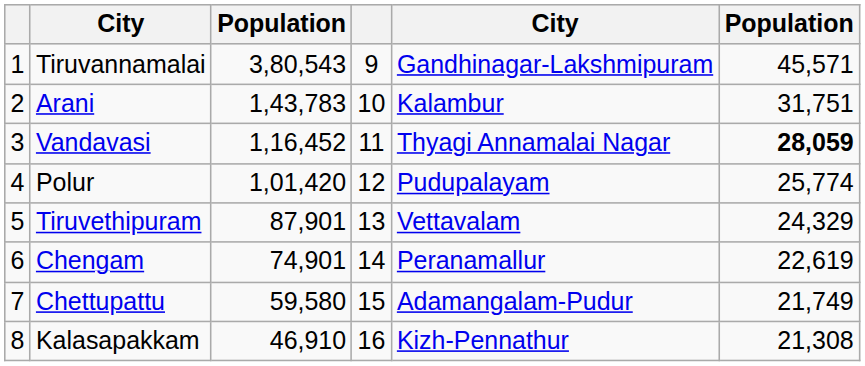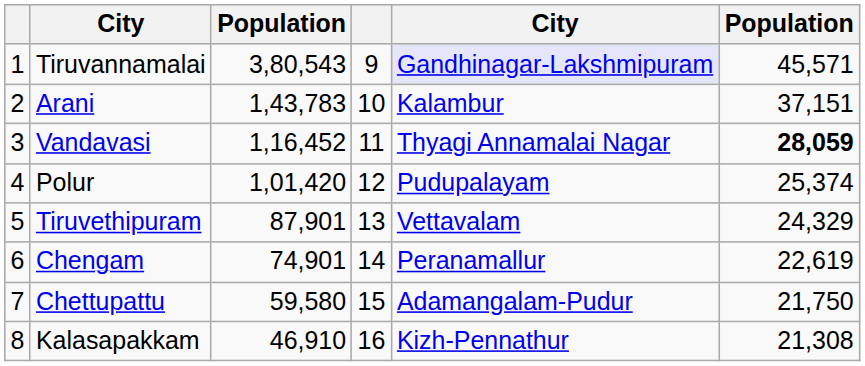(555, 63) no background -> (555, 63) lavender background
(815, 103) 31,751 -> (815, 103) 37,151
(815, 182) 25,774 -> (815, 182) 25,374
(815, 301) 21,749 -> (815, 301) 21,750
